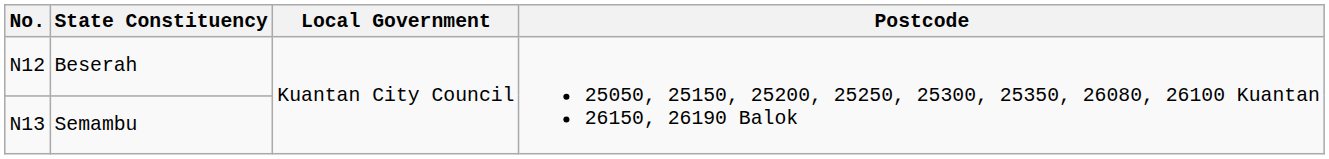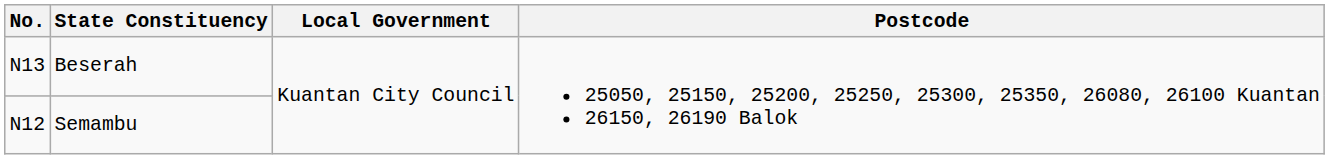(27, 66) N12 -> (27, 66) N13
(27, 125) N13 -> (27, 125) N12
